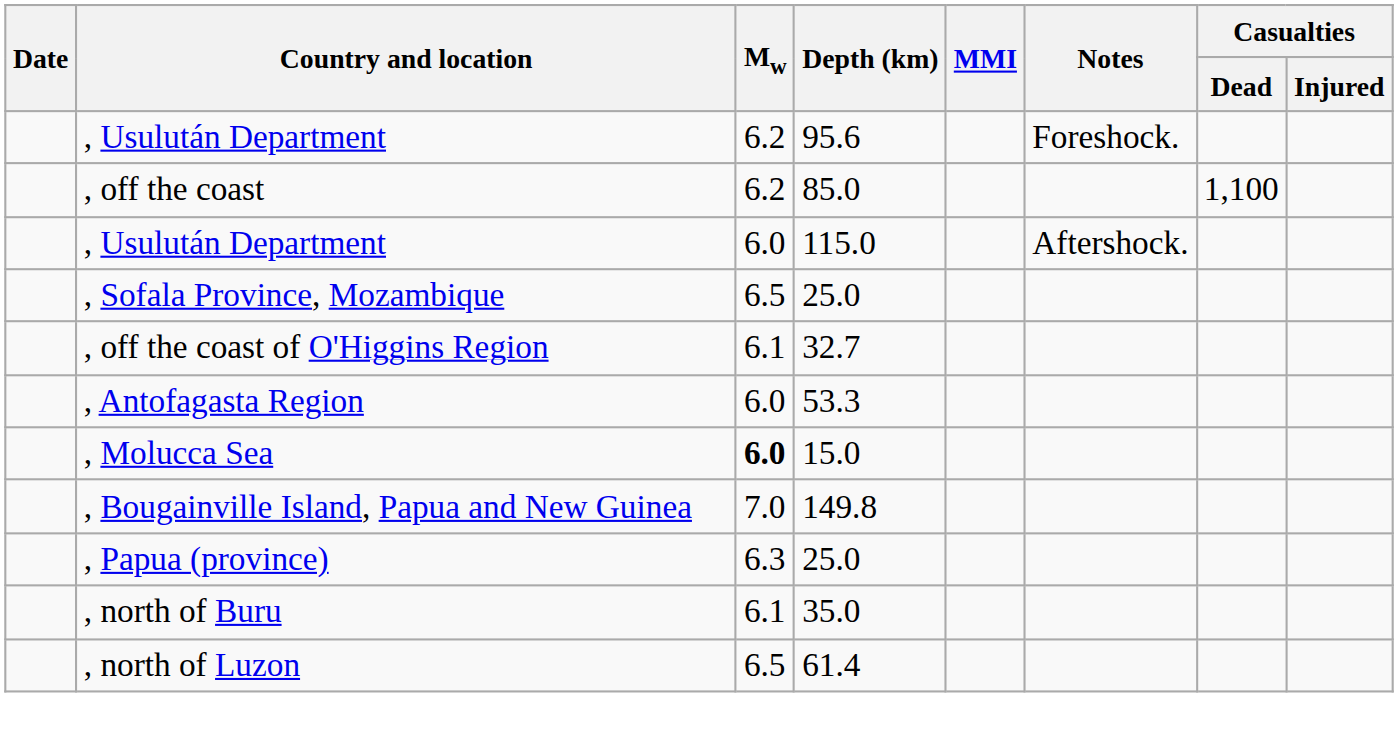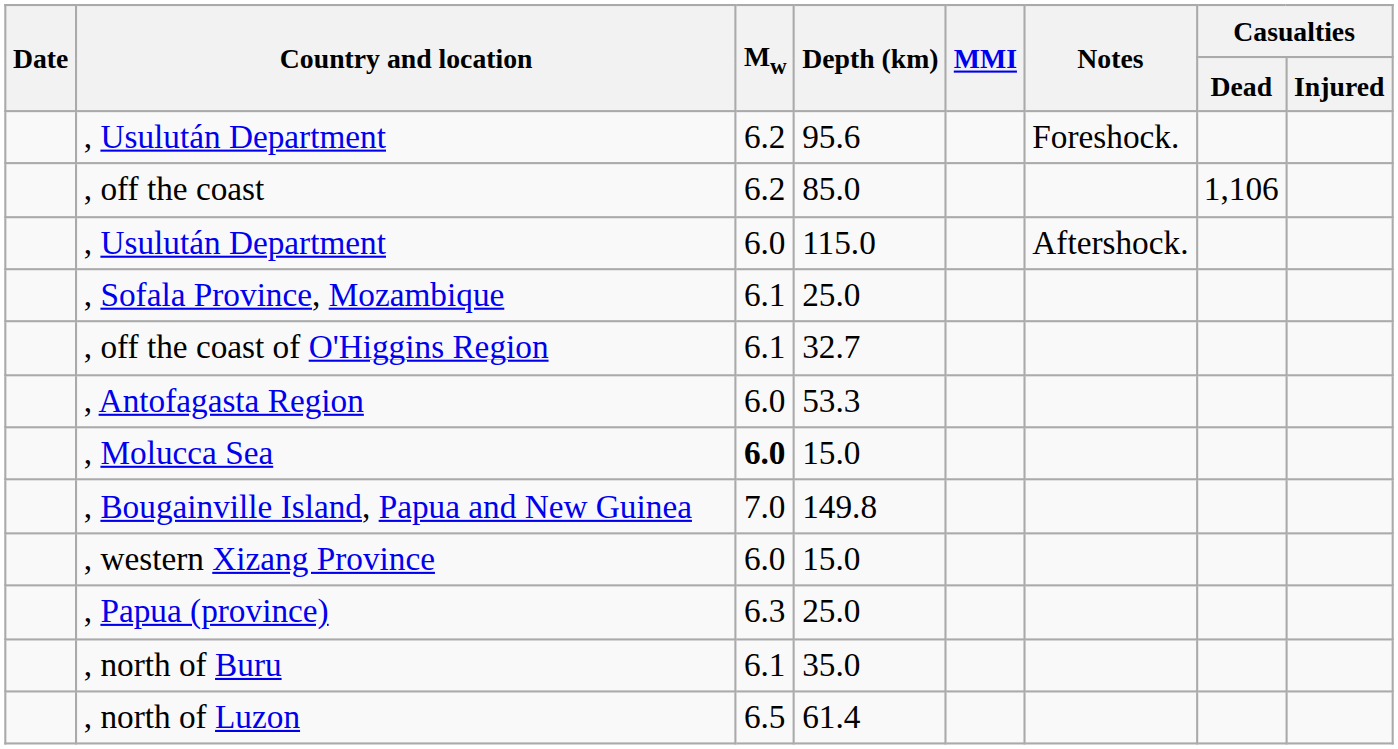(1241, 189) 1,100 -> (1241, 189) 1,106
(765, 294) 6.5 -> (765, 294) 6.1
+ row: (259, 558)
